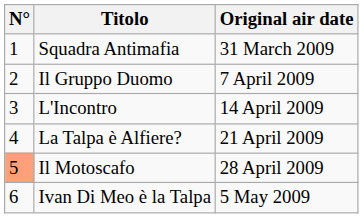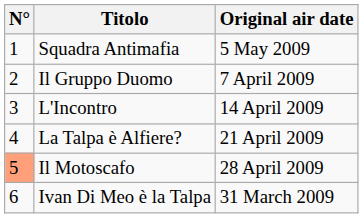(277, 49) 31 March 2009 -> (265, 49) 5 May 2009
(265, 197) 5 May 2009 -> (277, 197) 31 March 2009
